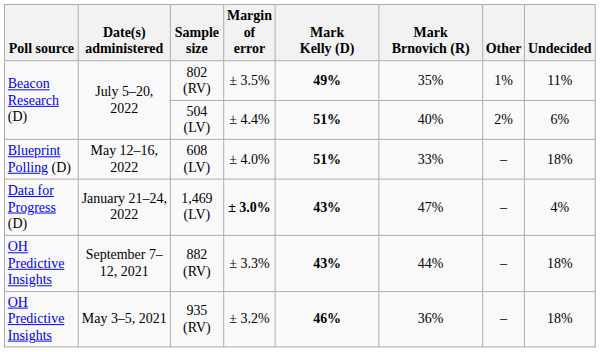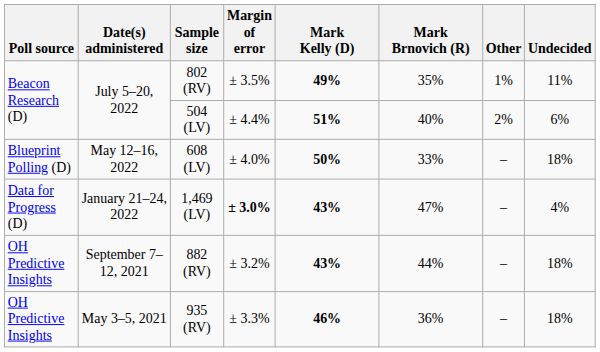(327, 159) 51% -> (327, 159) 50%
(249, 263) ± 3.3% -> (249, 263) ± 3.2%
(249, 319) ± 3.2% -> (249, 319) ± 3.3%
